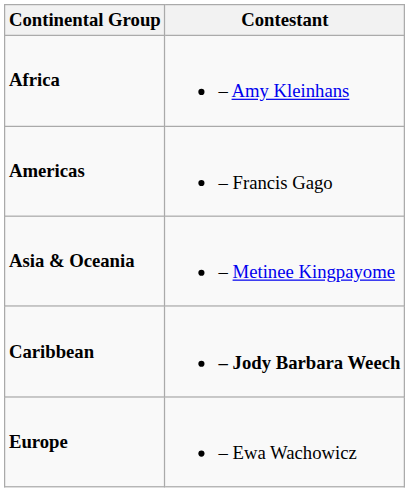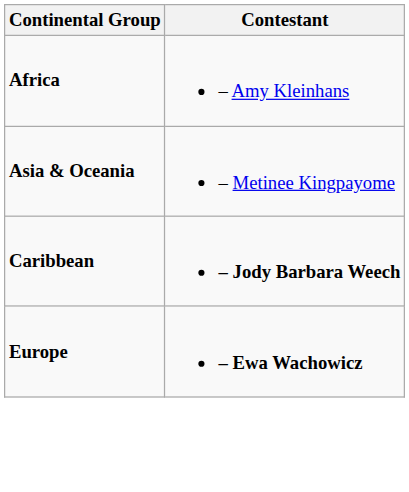- row: (47, 171)
(285, 453) normal -> (285, 363) bold
